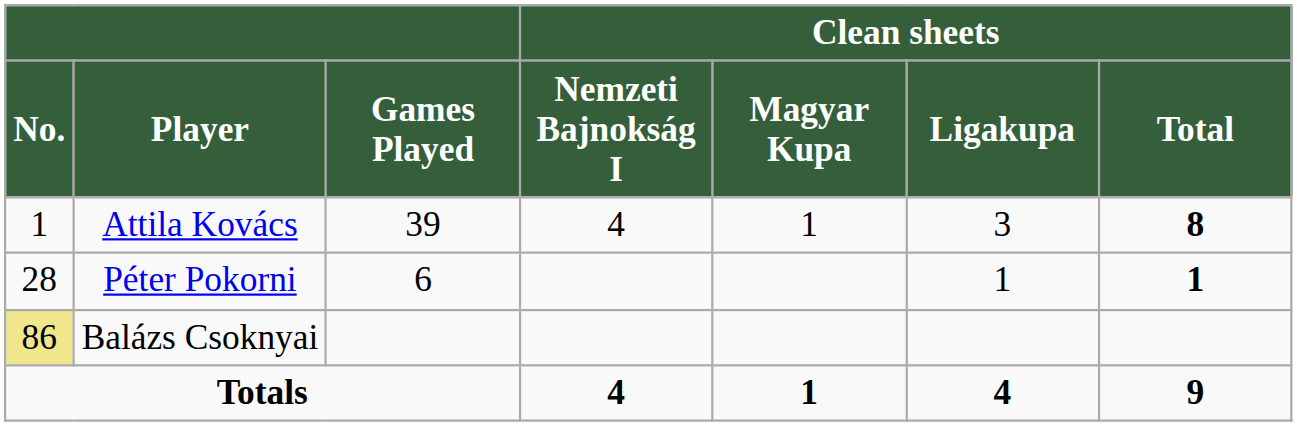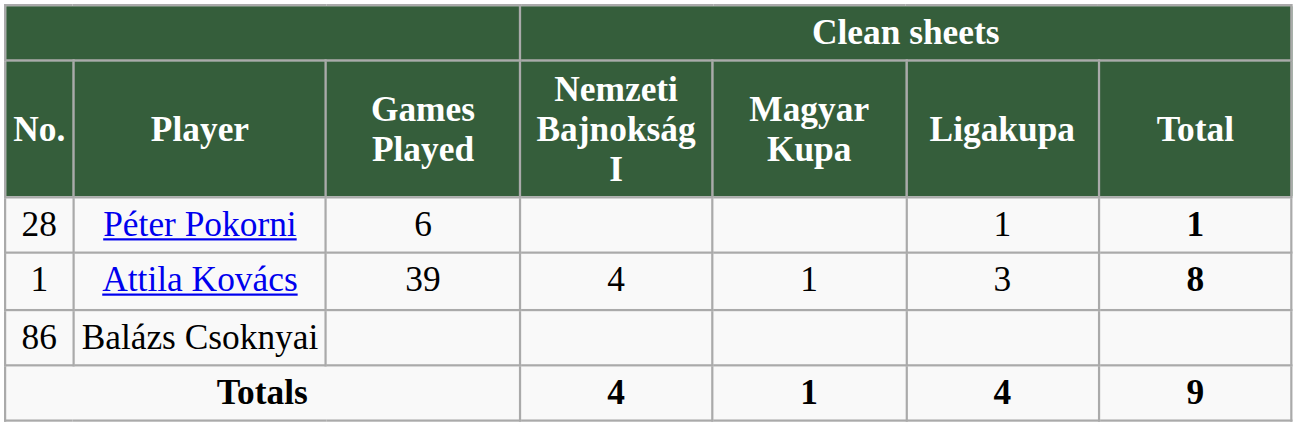rows swapped: (200, 224) <-> (200, 280)
(39, 336) khaki background -> (39, 336) no background
